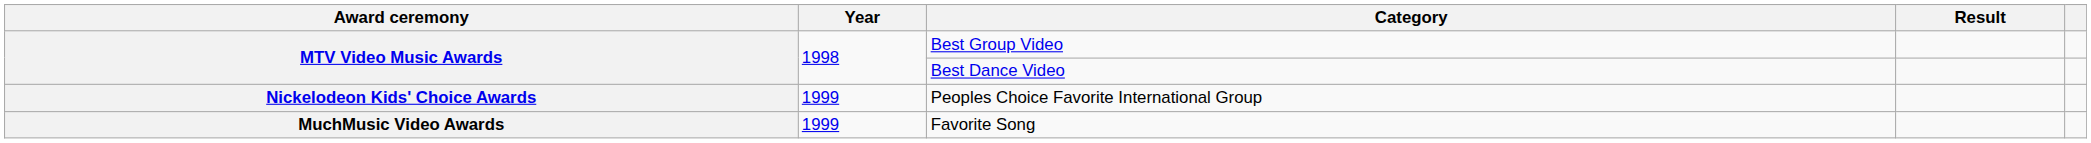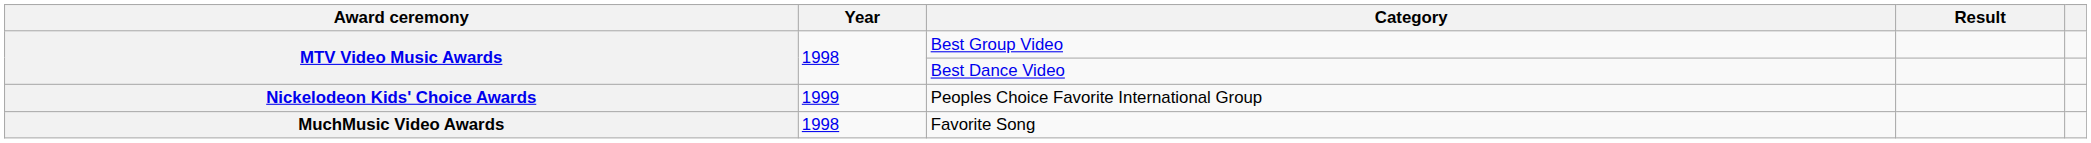(821, 124) 1999 -> (821, 124) 1998
